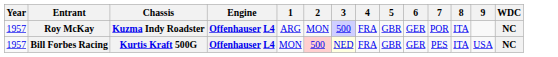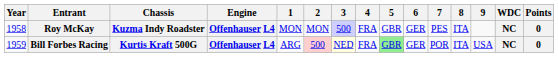+ column: (539, 12)
(16, 28) 1957 -> (16, 28) 1958
(290, 28) ARG -> (290, 28) MON
(439, 28) POR -> (439, 28) PES
(16, 44) 1957 -> (16, 44) 1959
(290, 44) MON -> (290, 44) ARG
(391, 44) no background -> (391, 44) lightgreen background
(439, 44) PES -> (439, 44) POR
